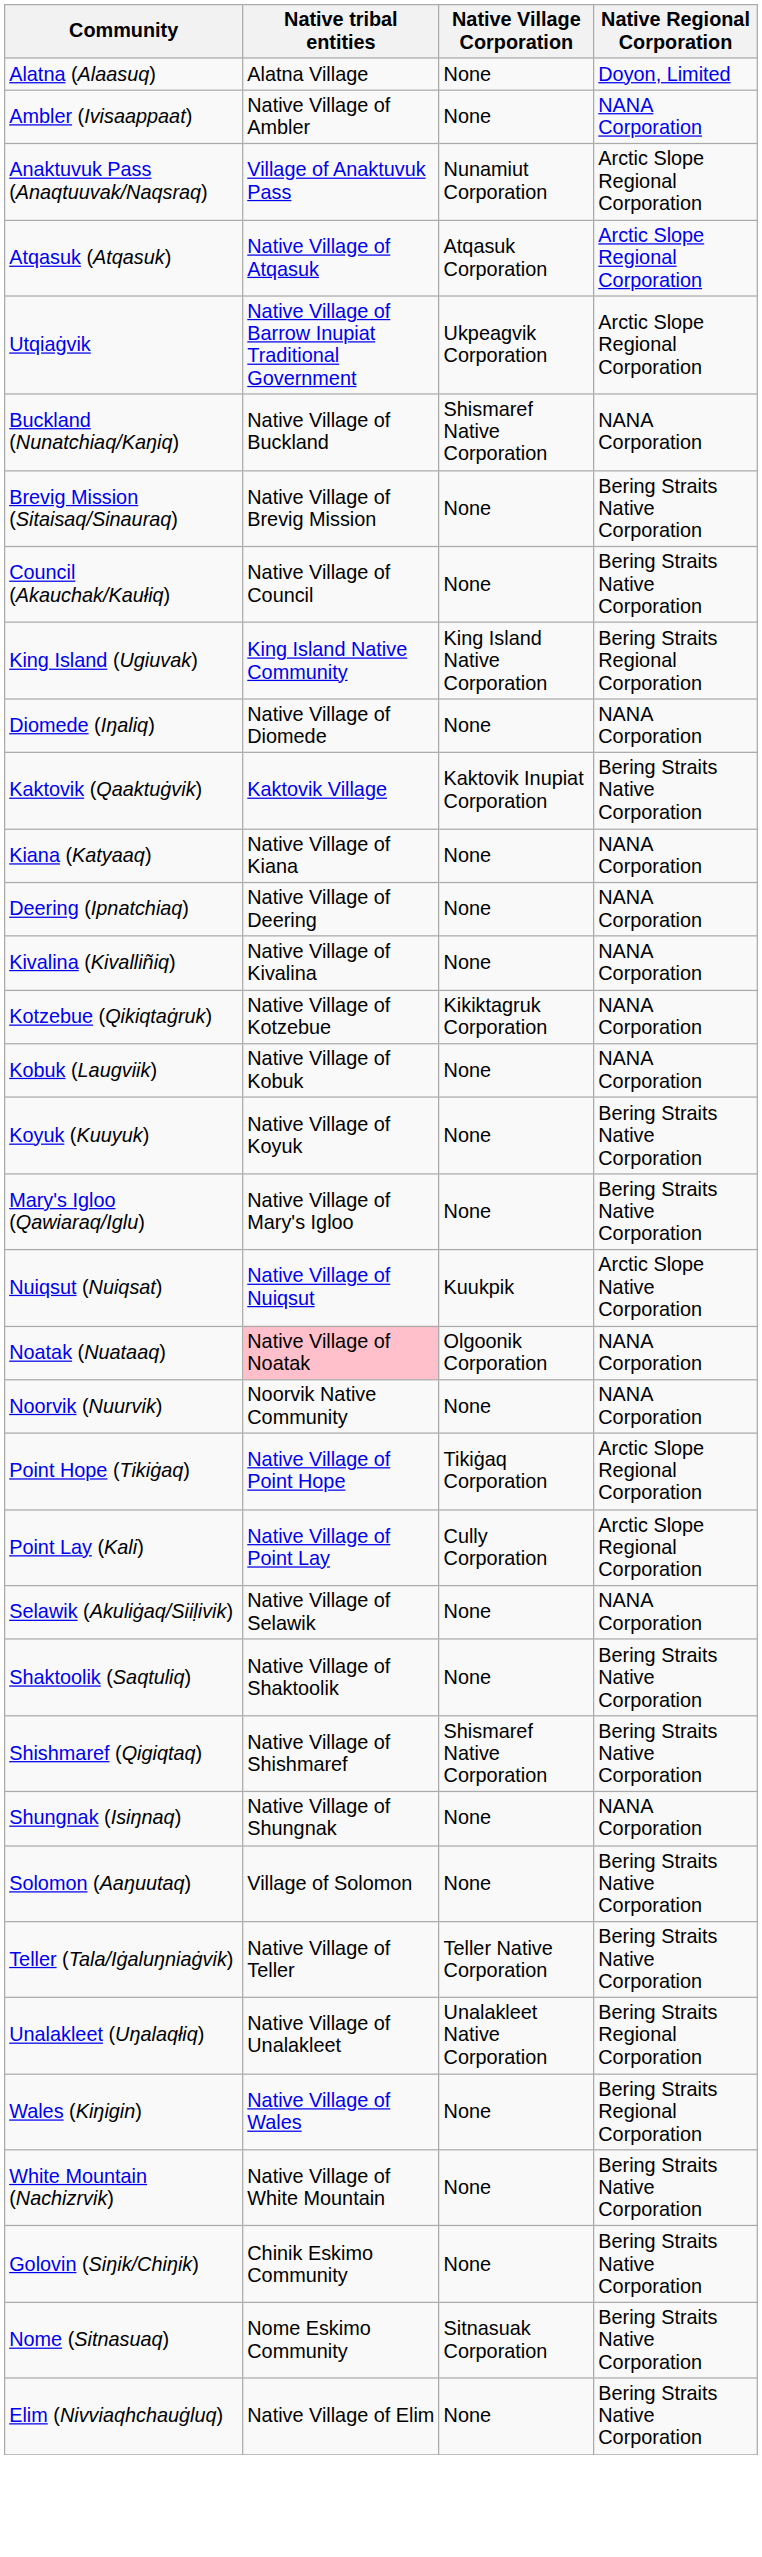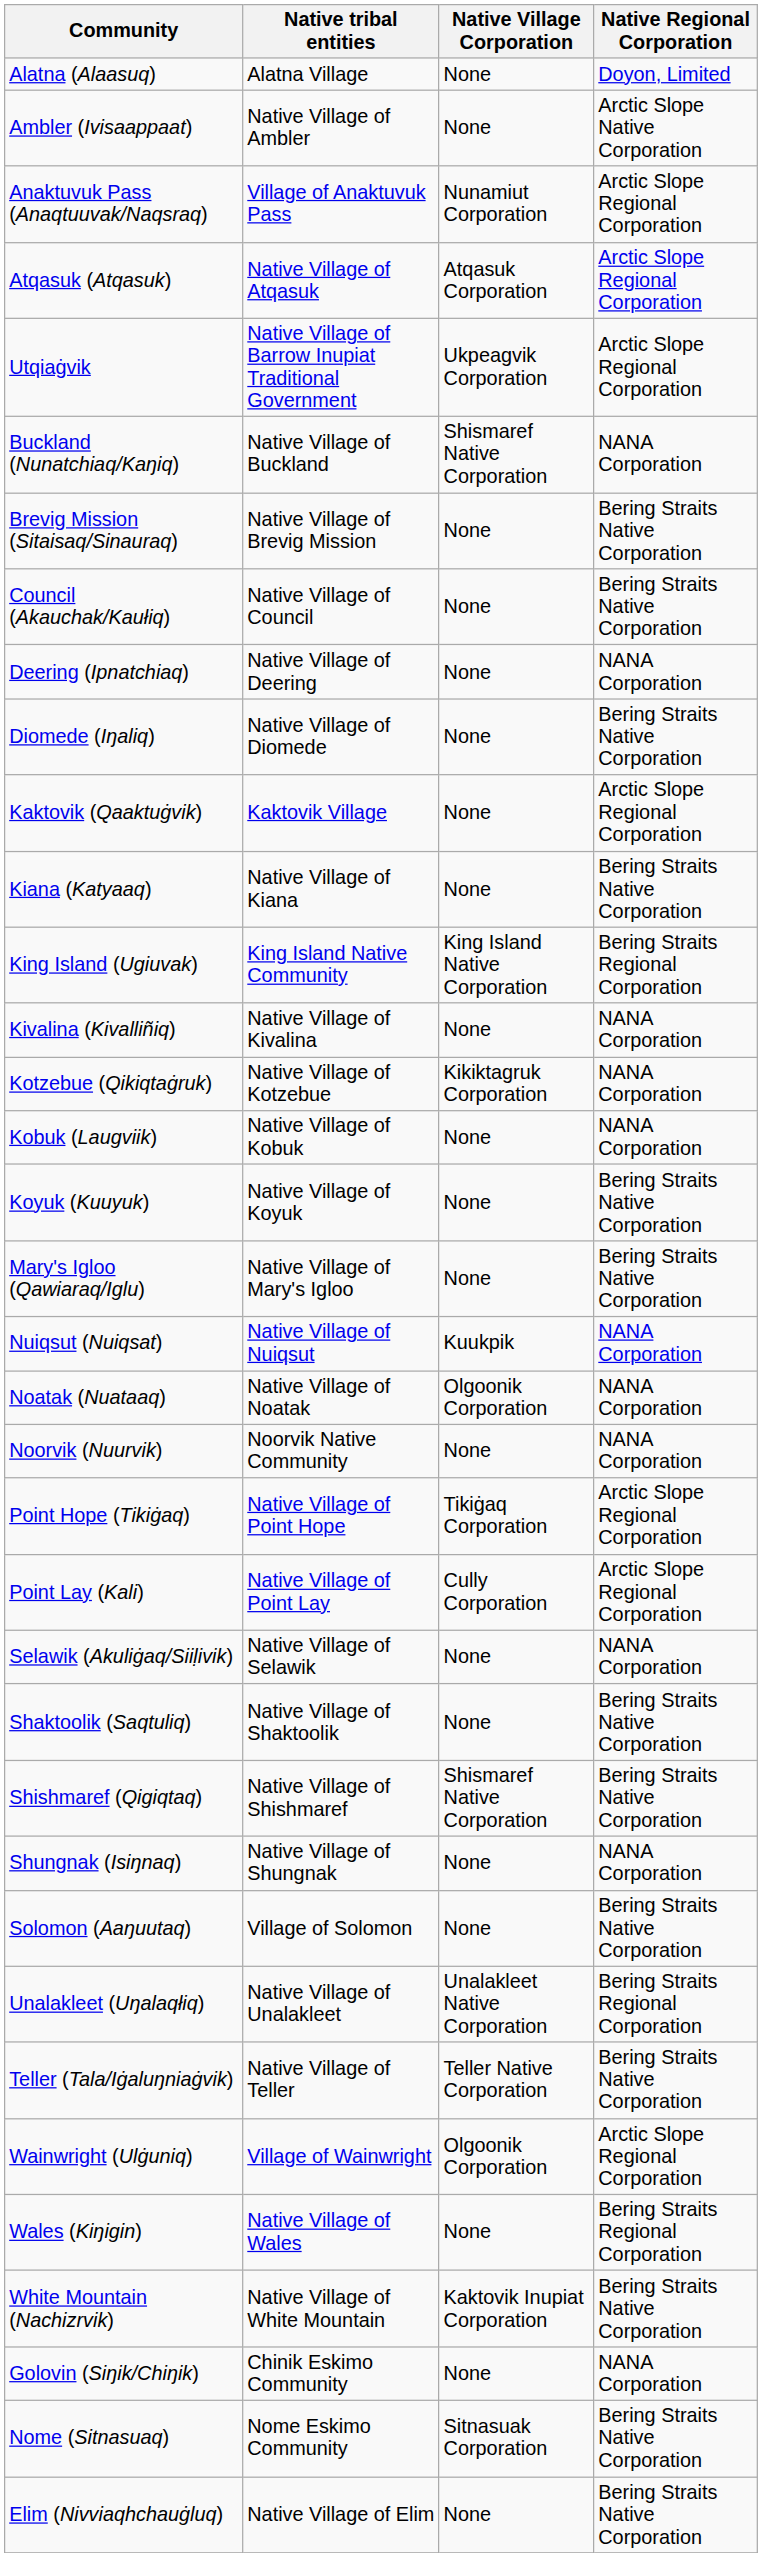(650, 116) NANA Corporation -> (651, 127) Arctic Slope Native Corporation
rows swapped: (99, 909) <-> (103, 660)
(650, 725) NANA Corporation -> (658, 736) Bering Straits Native Corporation
(514, 790) Kaktovik Inupiat Corporation -> (467, 812) None
(658, 790) Bering Straits Native Corporation -> (651, 812) Arctic Slope Regional Corporation
(650, 855) NANA Corporation -> (658, 888) Bering Straits Native Corporation
(651, 1287) Arctic Slope Native Corporation -> (650, 1343) NANA Corporation
(319, 1352) pink background -> (319, 1397) no background
rows swapped: (121, 1959) <-> (107, 2035)
+ row: (101, 2156)
(467, 2187) None -> (514, 2308) Kaktovik Inupiat Corporation
(658, 2263) Bering Straits Native Corporation -> (650, 2373) NANA Corporation
